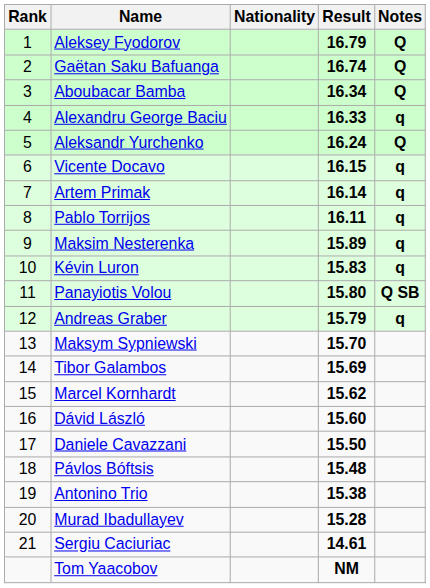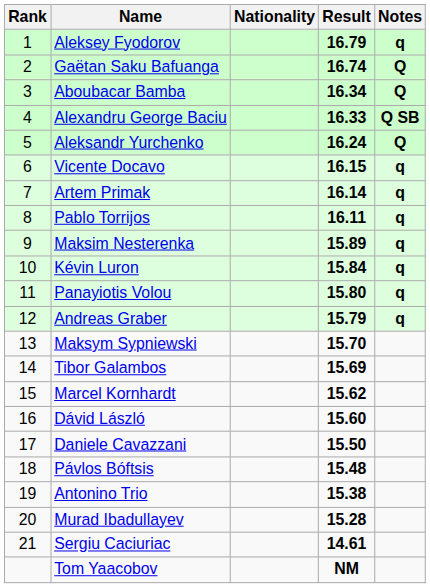(400, 42) Q -> (400, 42) q
(400, 117) q -> (400, 117) Q SB
(347, 268) 15.83 -> (347, 268) 15.84
(400, 293) Q SB -> (400, 293) q
